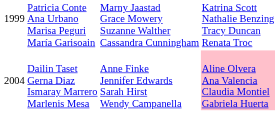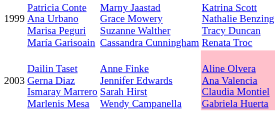(14, 80) 2004 -> (14, 80) 2003
